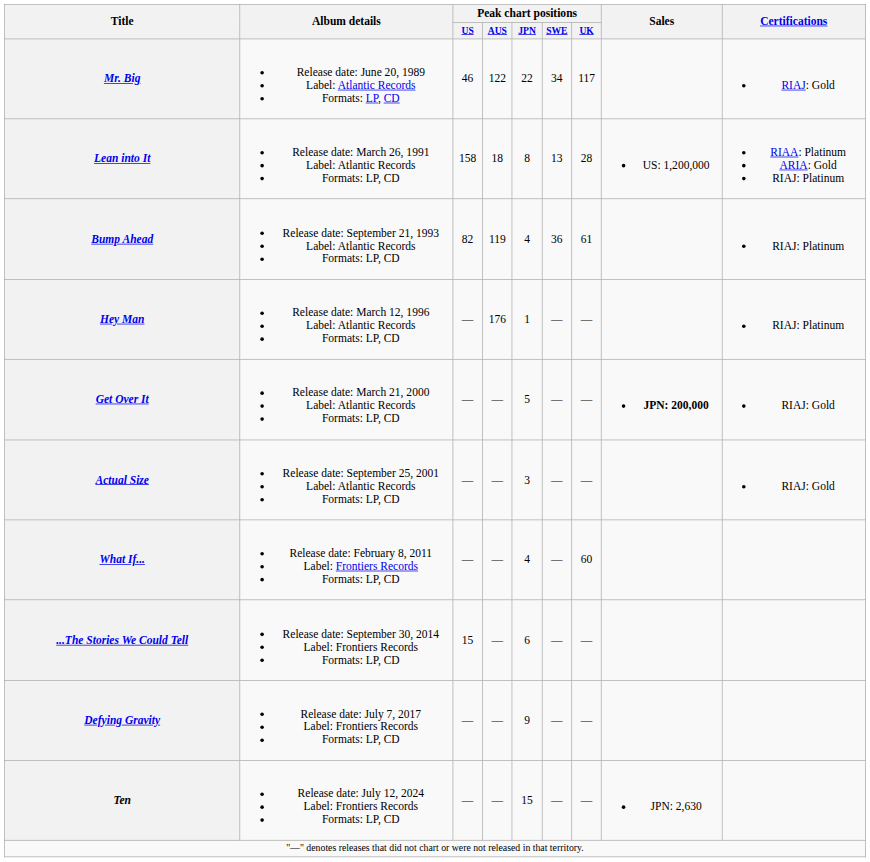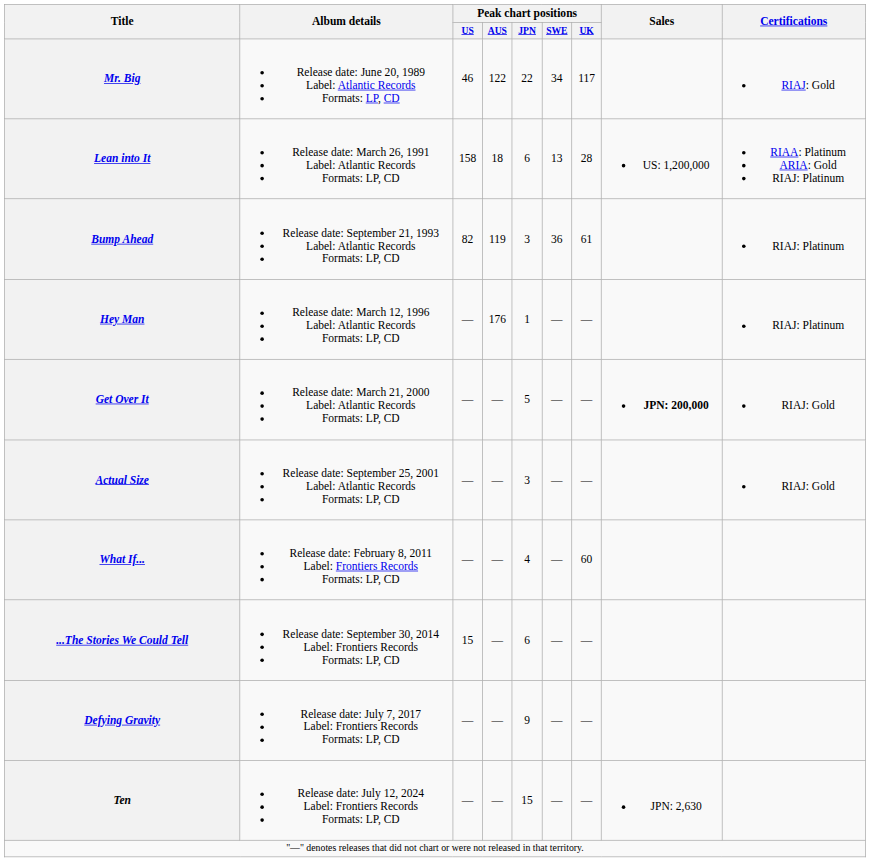(527, 159) 8 -> (527, 159) 6
(527, 239) 4 -> (527, 239) 3
